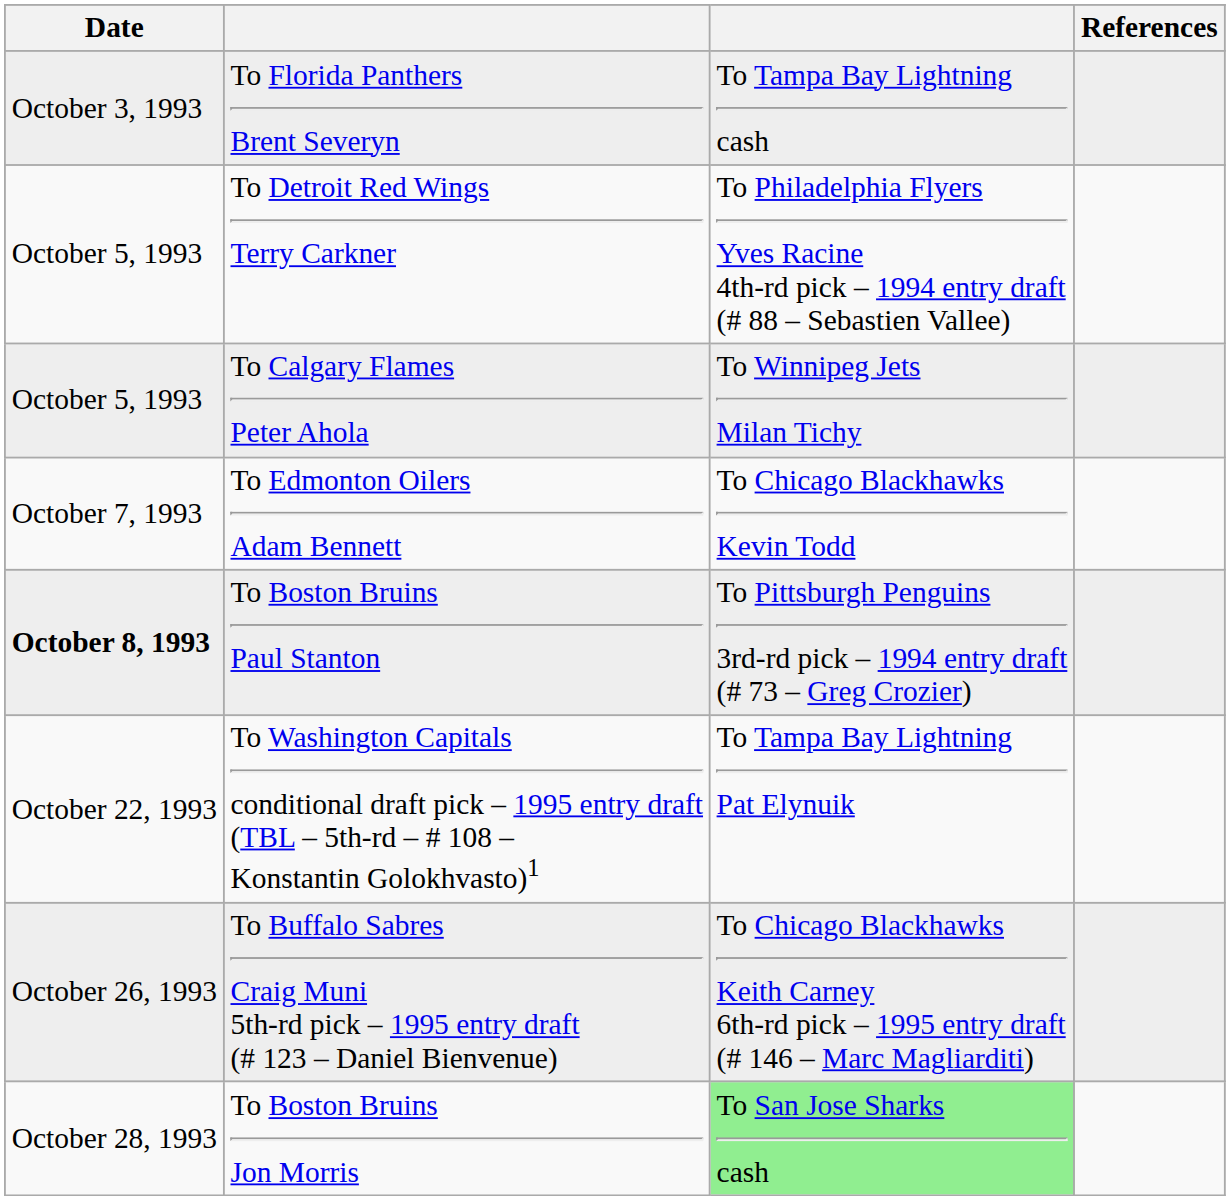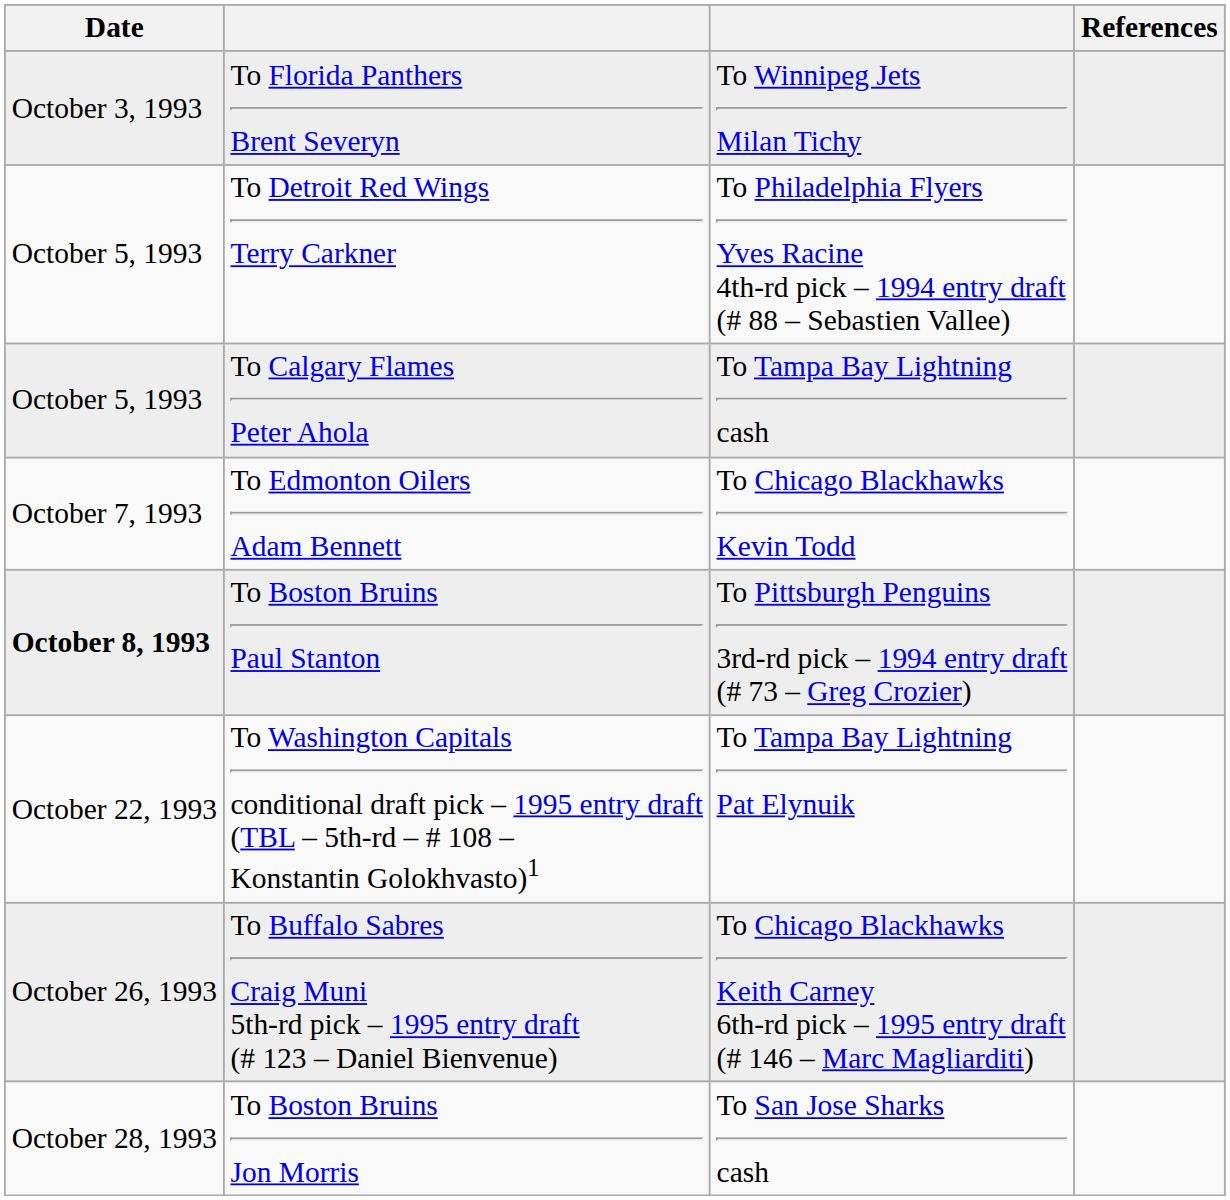(892, 107) To Tampa Bay Lightning cash -> (892, 107) To Winnipeg Jets Milan Tichy
(892, 399) To Winnipeg Jets Milan Tichy -> (892, 399) To Tampa Bay Lightning cash
(892, 1137) lightgreen background -> (892, 1137) no background
